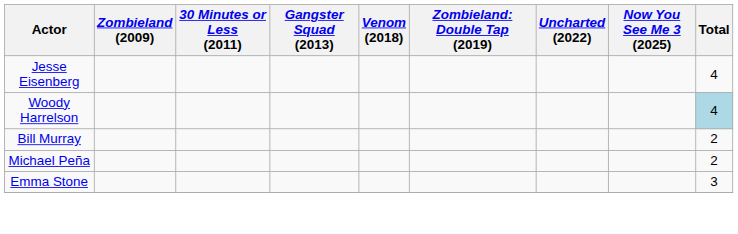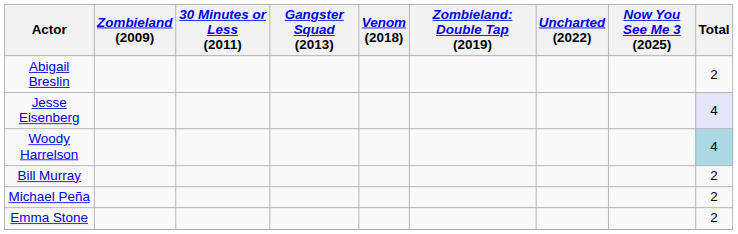+ row: (49, 74)
(714, 74) no background -> (714, 110) lavender background
(714, 182) 3 -> (714, 218) 2
